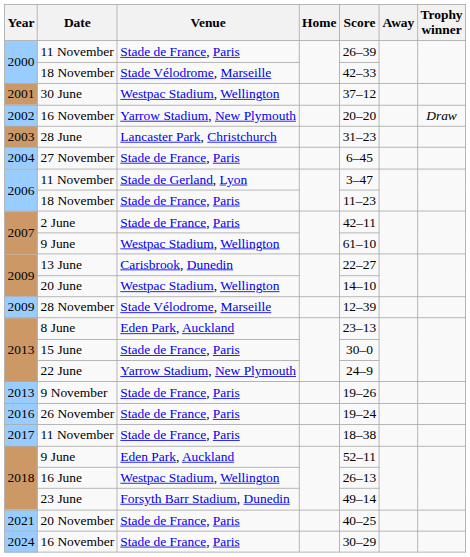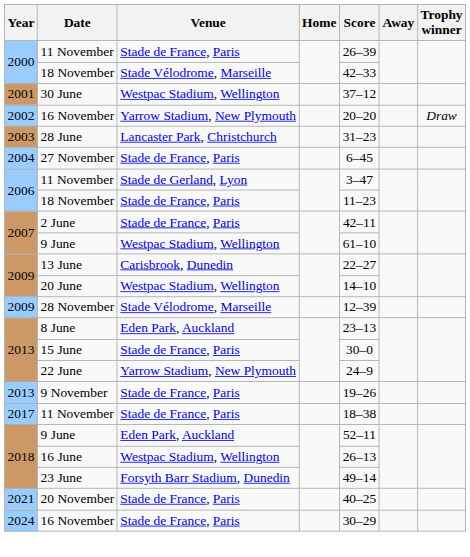- row: (21, 413)
